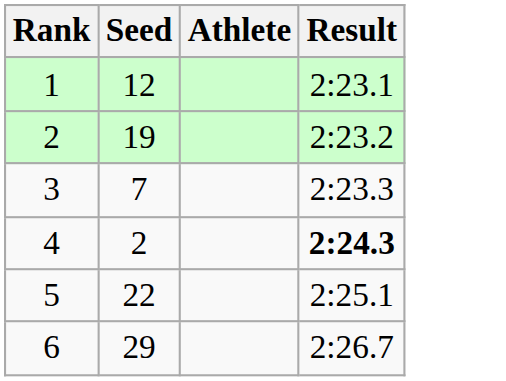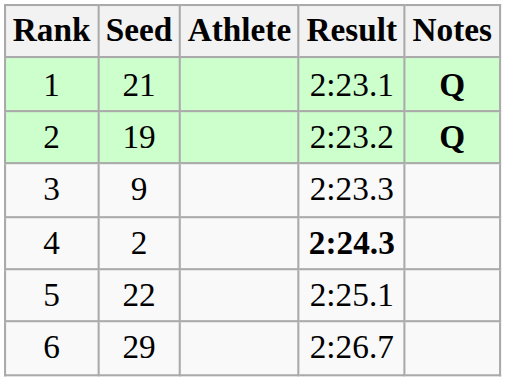+ column: (452, 30)
(139, 83) 12 -> (139, 83) 21
(139, 189) 7 -> (139, 189) 9
